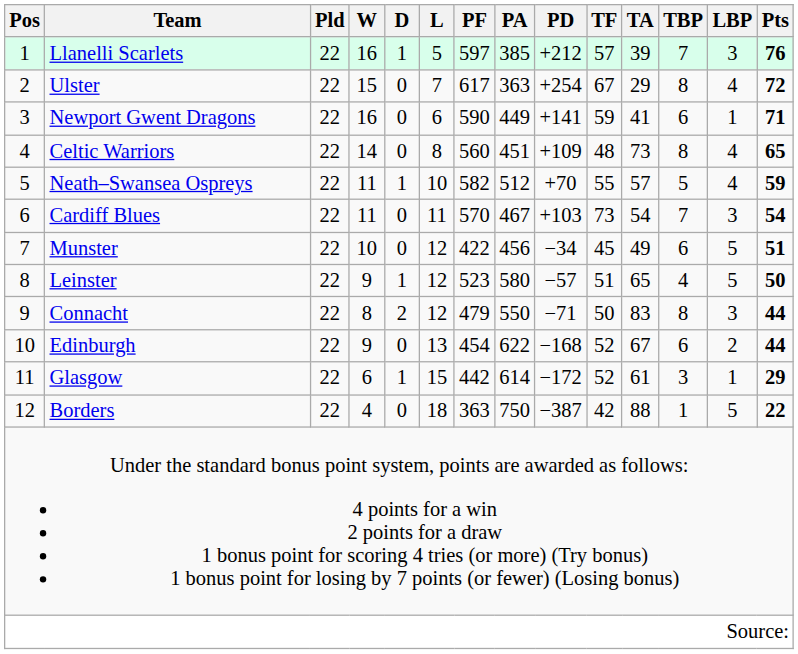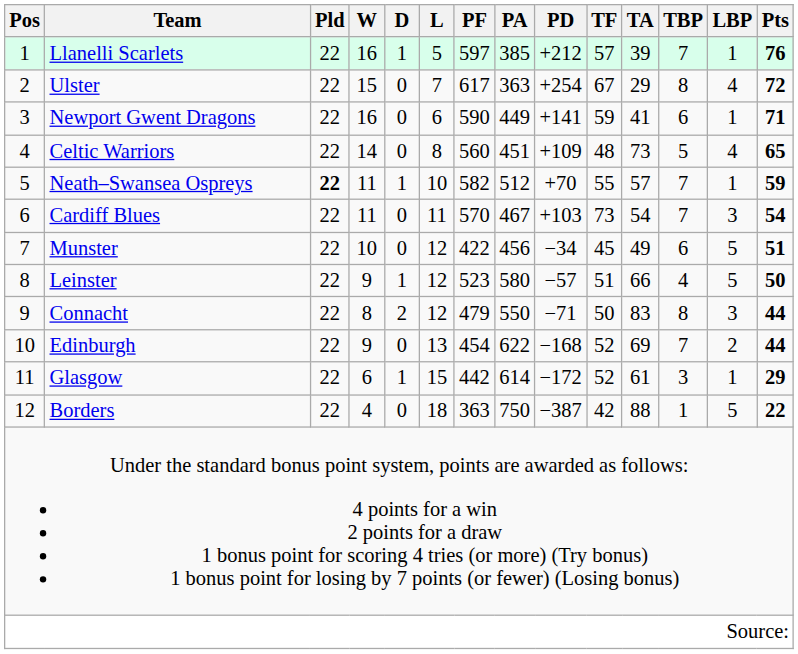(732, 53) 3 -> (732, 53) 1
(683, 150) 8 -> (683, 150) 5
(330, 183) normal -> (330, 183) bold
(683, 183) 5 -> (683, 183) 7
(732, 183) 4 -> (732, 183) 1
(640, 280) 65 -> (640, 280) 66
(640, 345) 67 -> (640, 345) 69
(683, 345) 6 -> (683, 345) 7
